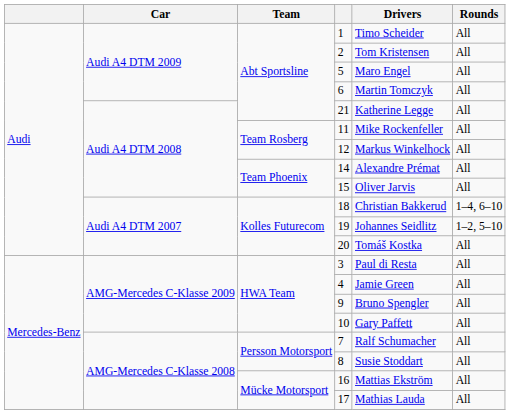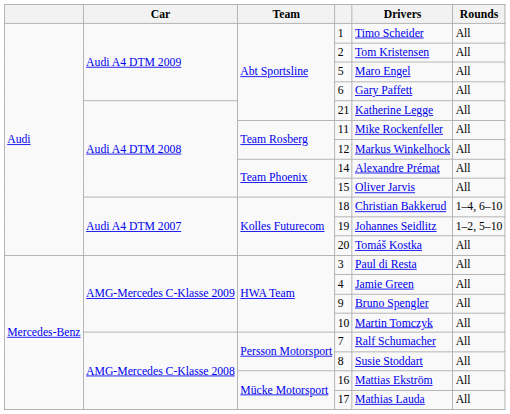(394, 90) Martin Tomczyk -> (384, 90) Gary Paffett
(384, 322) Gary Paffett -> (394, 322) Martin Tomczyk
